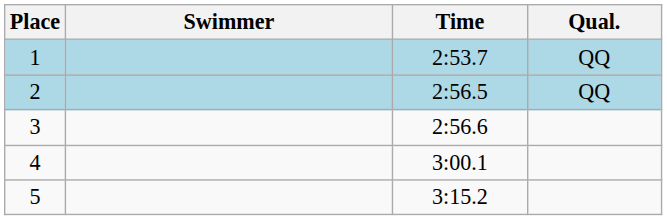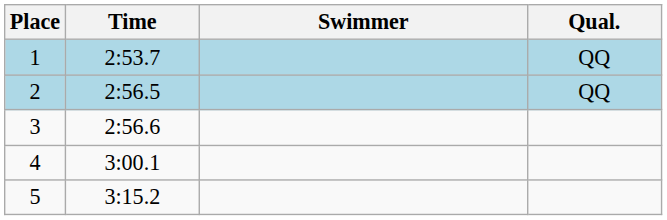columns swapped: (229, 22) <-> (460, 22)
